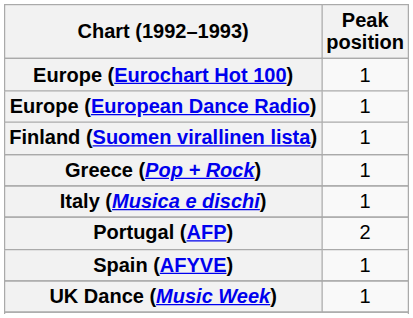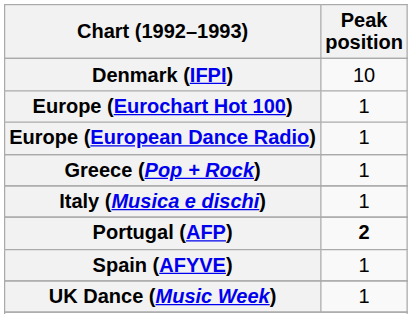+ row: (163, 74)
- row: (163, 138)
(365, 233) normal -> (364, 233) bold
